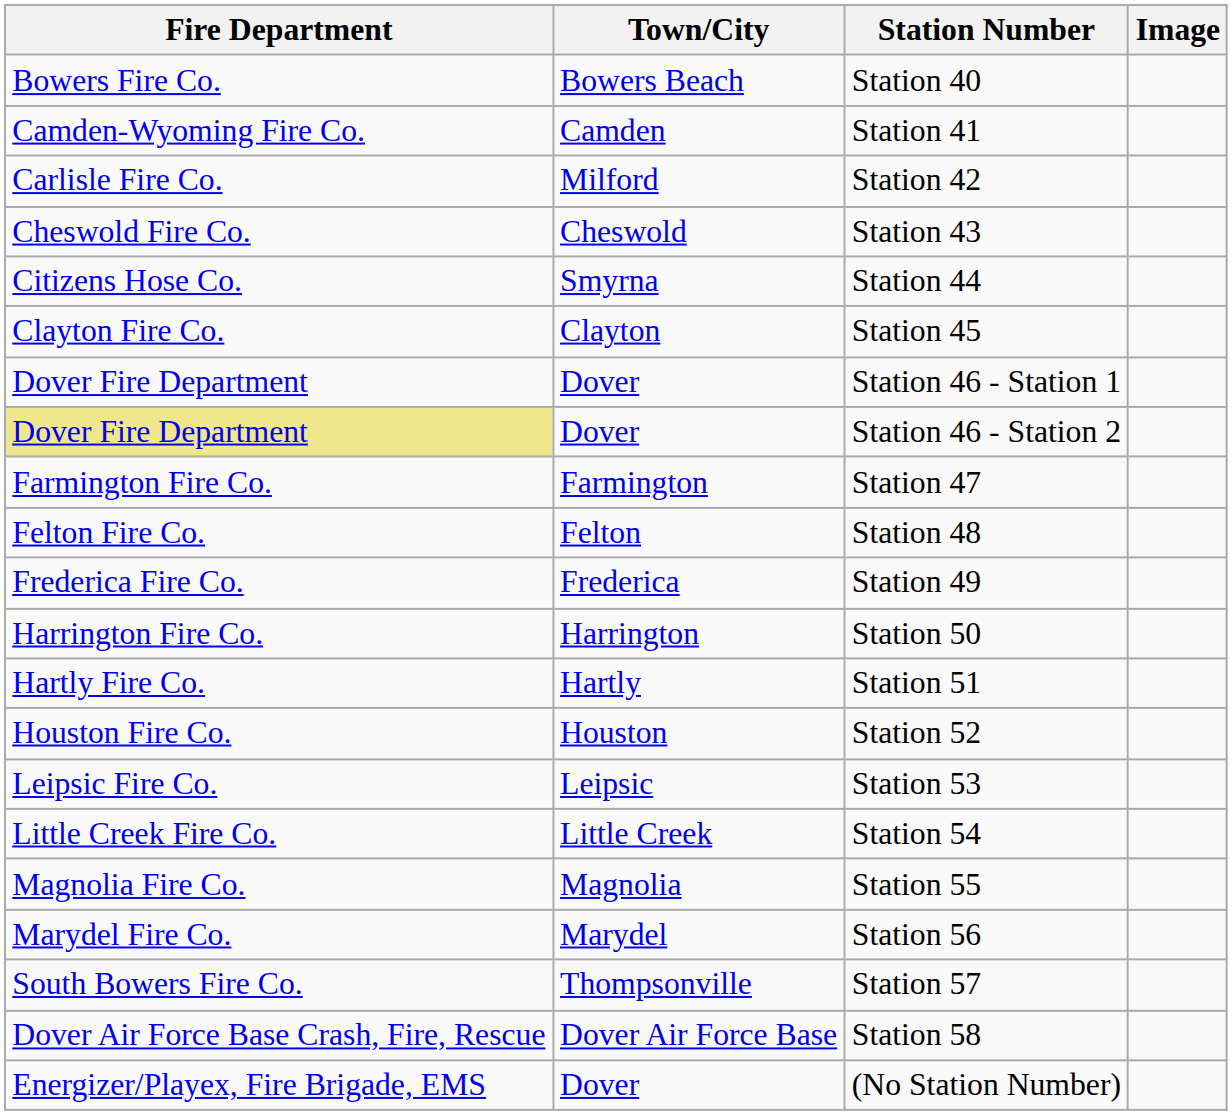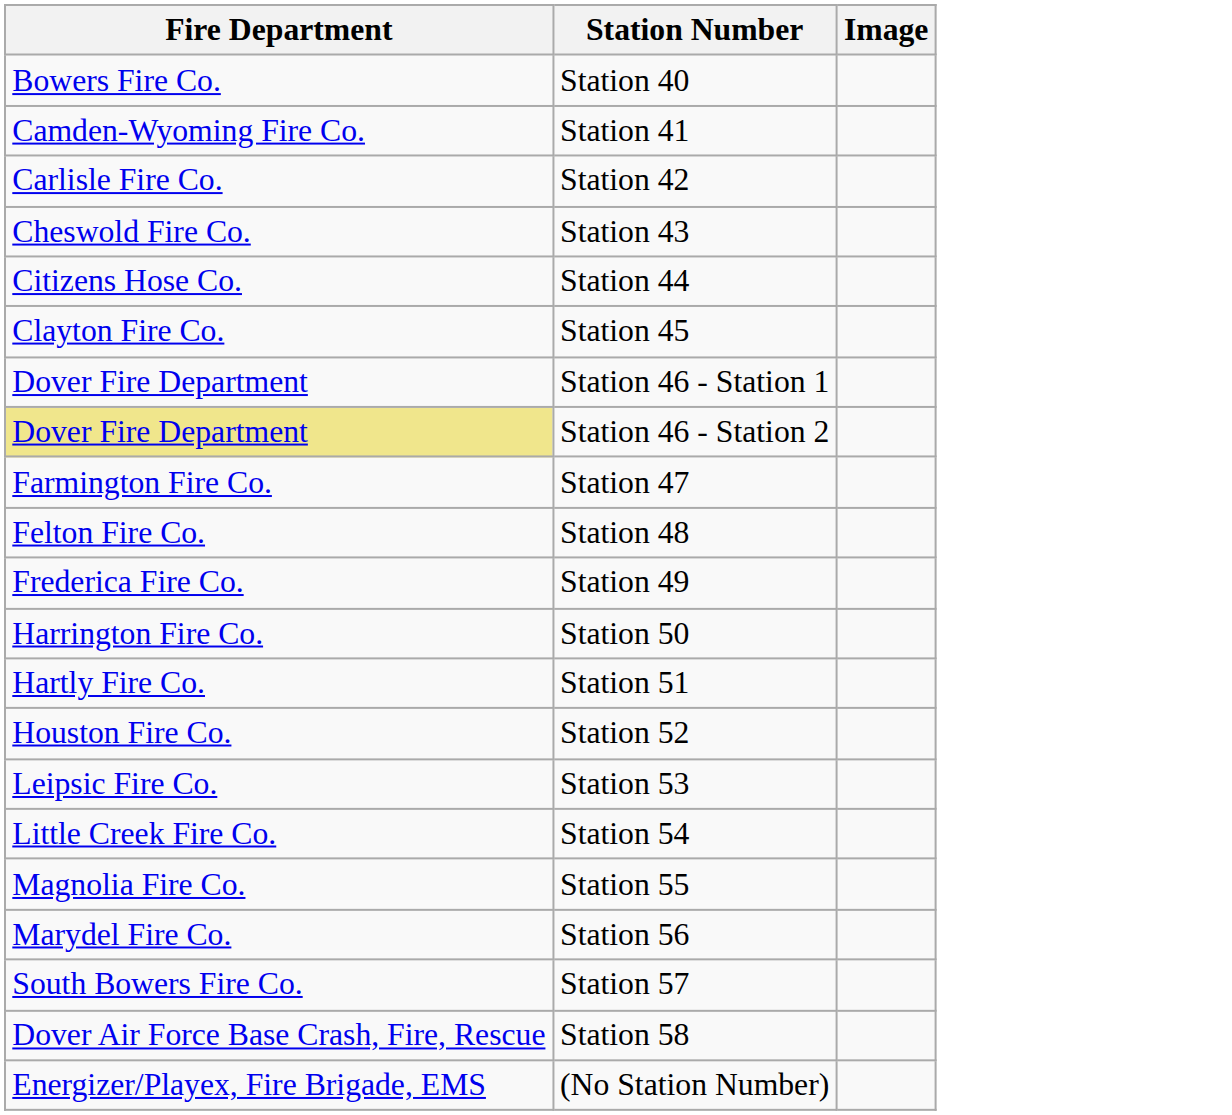- column: (699, 29)
